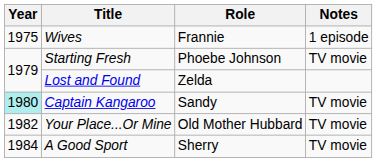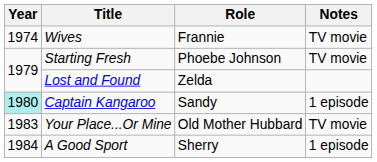(23, 37) 1975 -> (23, 37) 1974
(339, 37) 1 episode -> (338, 37) TV movie
(338, 102) TV movie -> (339, 102) 1 episode
(23, 124) 1982 -> (23, 124) 1983
(338, 146) TV movie -> (339, 146) 1 episode
